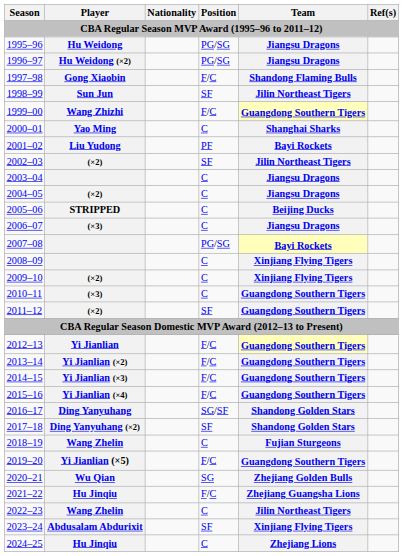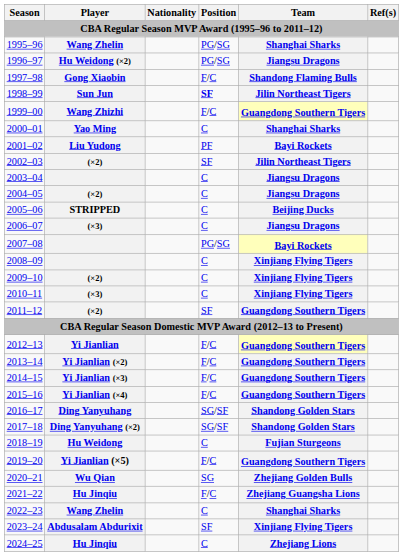(95, 45) Hu Weidong -> (95, 45) Wang Zhelin
(303, 45) Jiangsu Dragons -> (303, 45) Shanghai Sharks
(207, 93) normal -> (207, 93) bold
(303, 294) Guangdong Southern Tigers -> (303, 294) Xinjiang Flying Tigers
(207, 426) SF -> (215, 426) SG/SF
(95, 443) Wang Zhelin -> (95, 443) Hu Weidong
(303, 510) Jilin Northeast Tigers -> (303, 510) Shanghai Sharks
